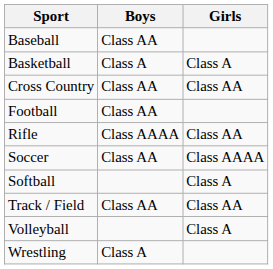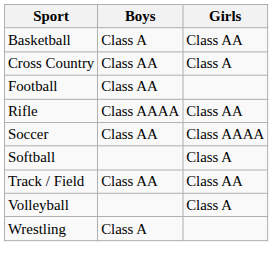- row: (34, 39)
(209, 63) Class A -> (214, 39) Class AA
(214, 87) Class AA -> (209, 63) Class A
